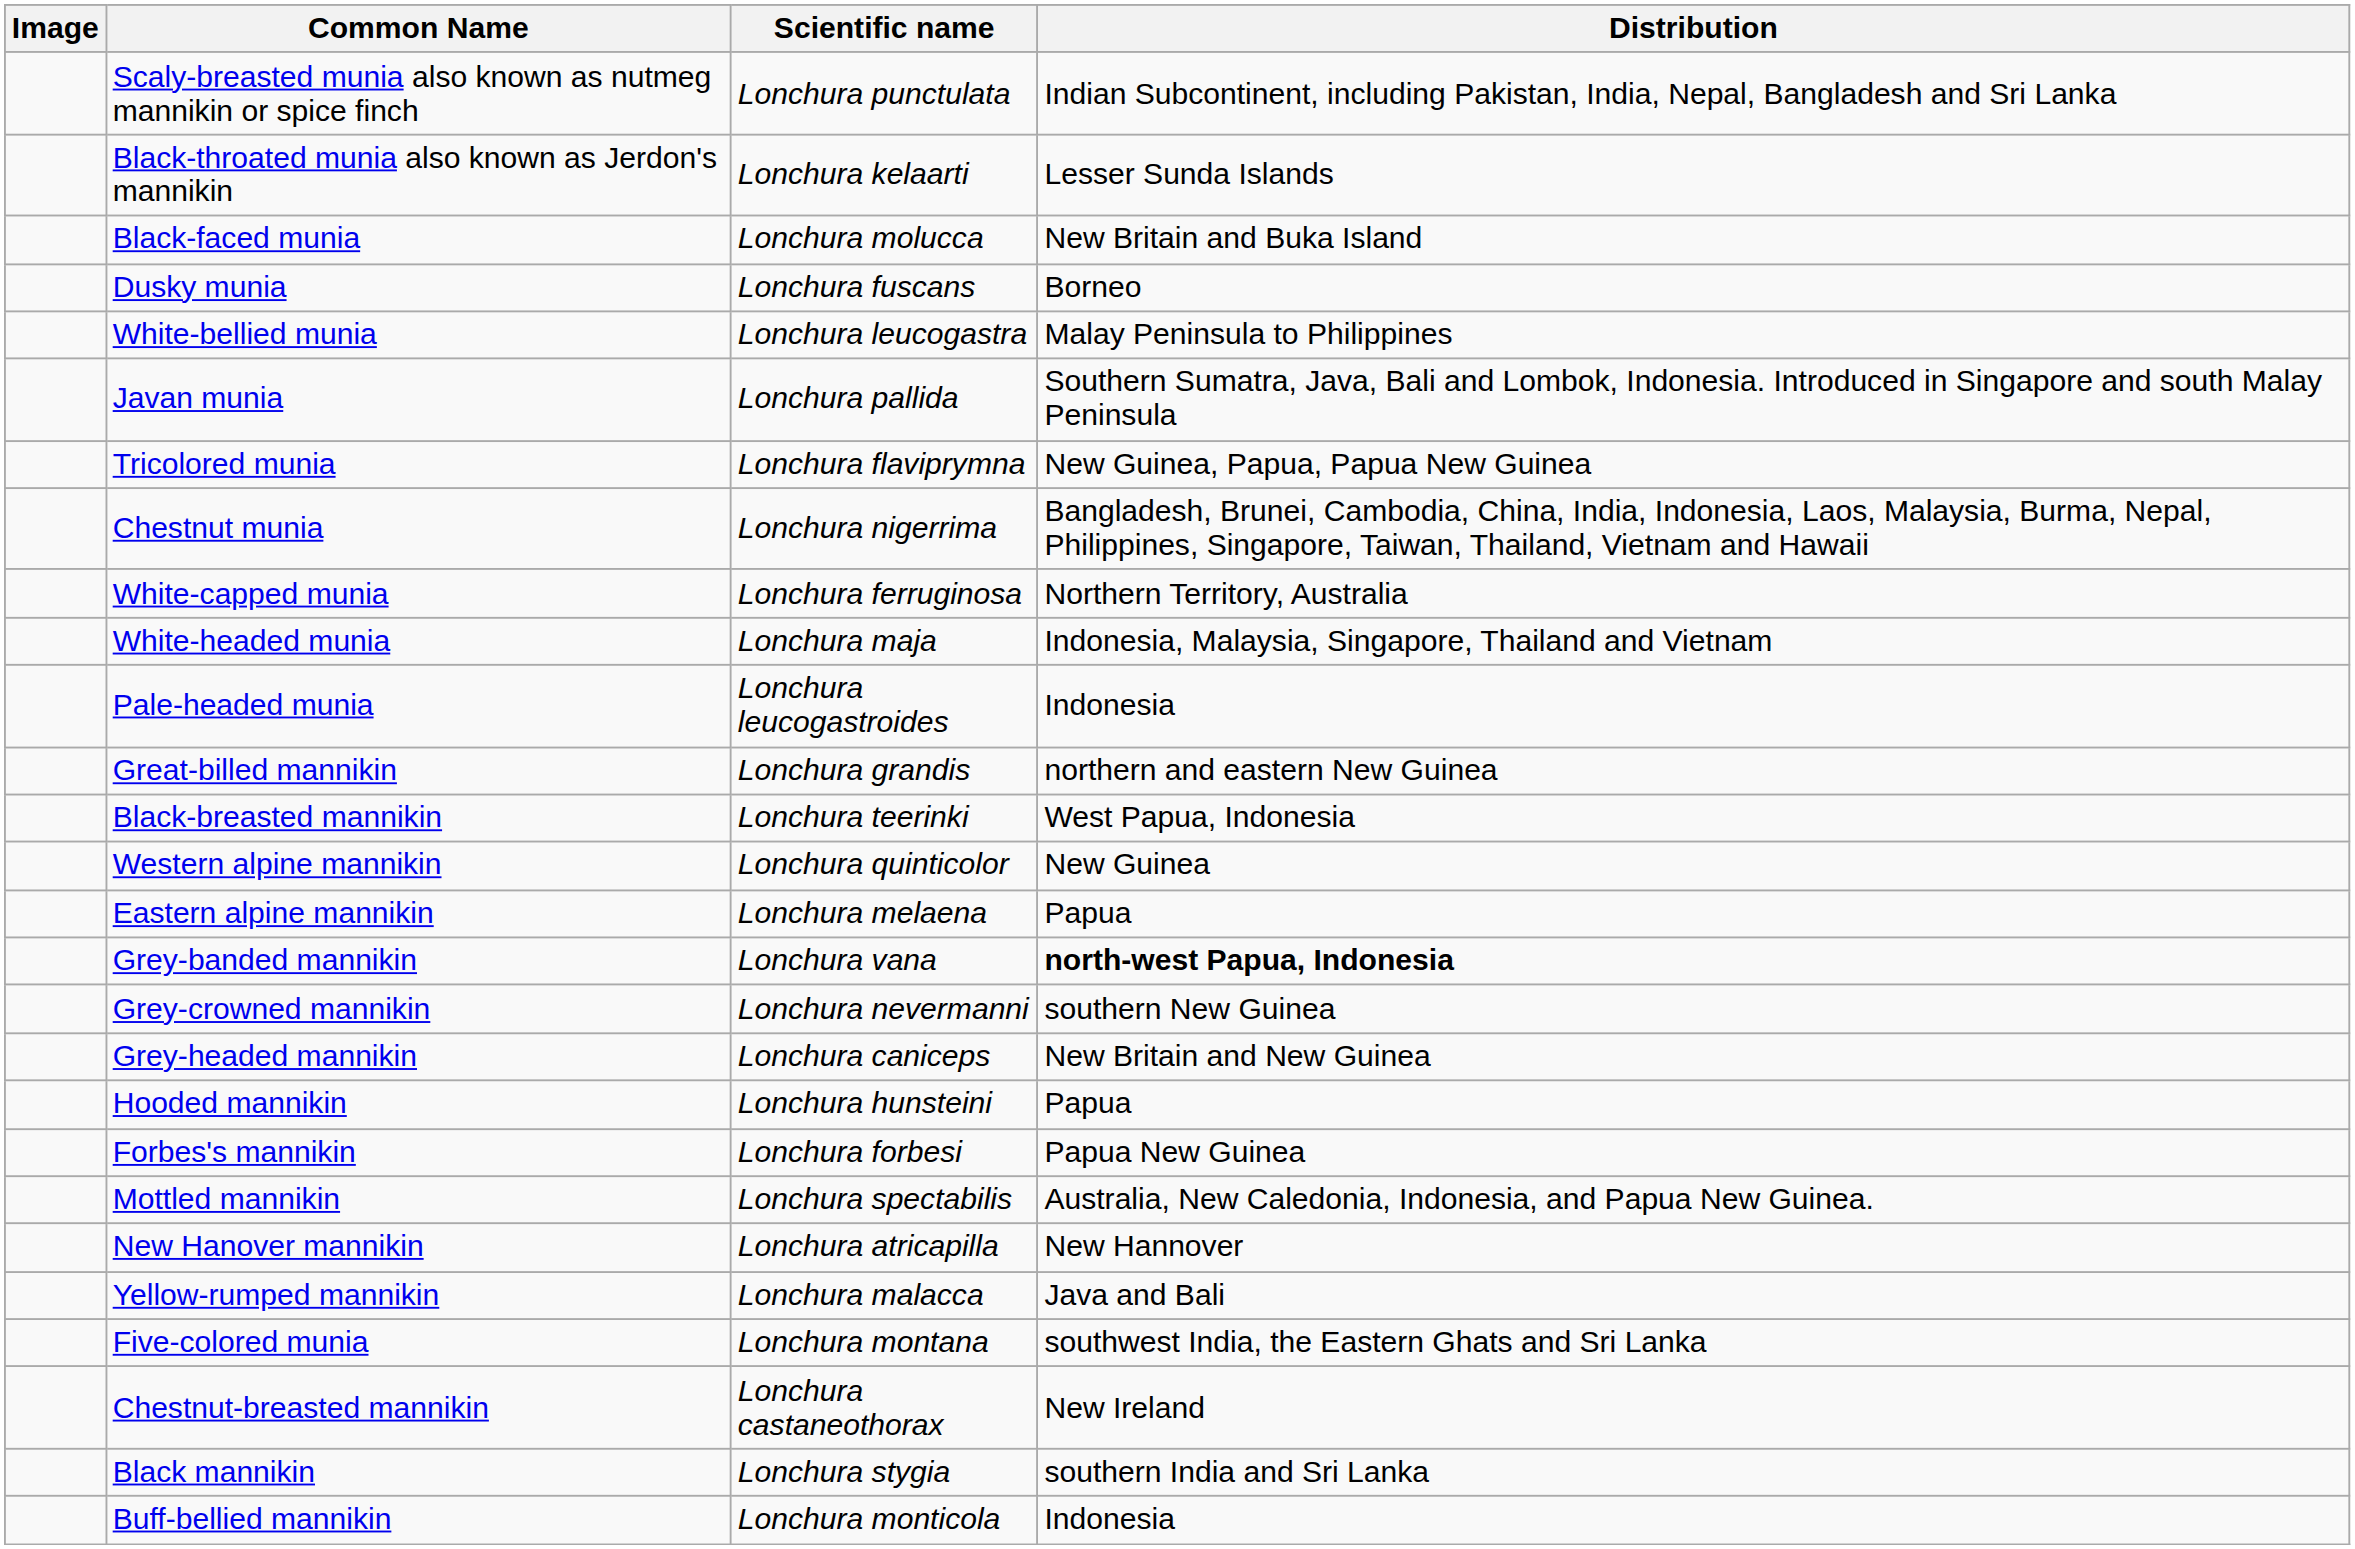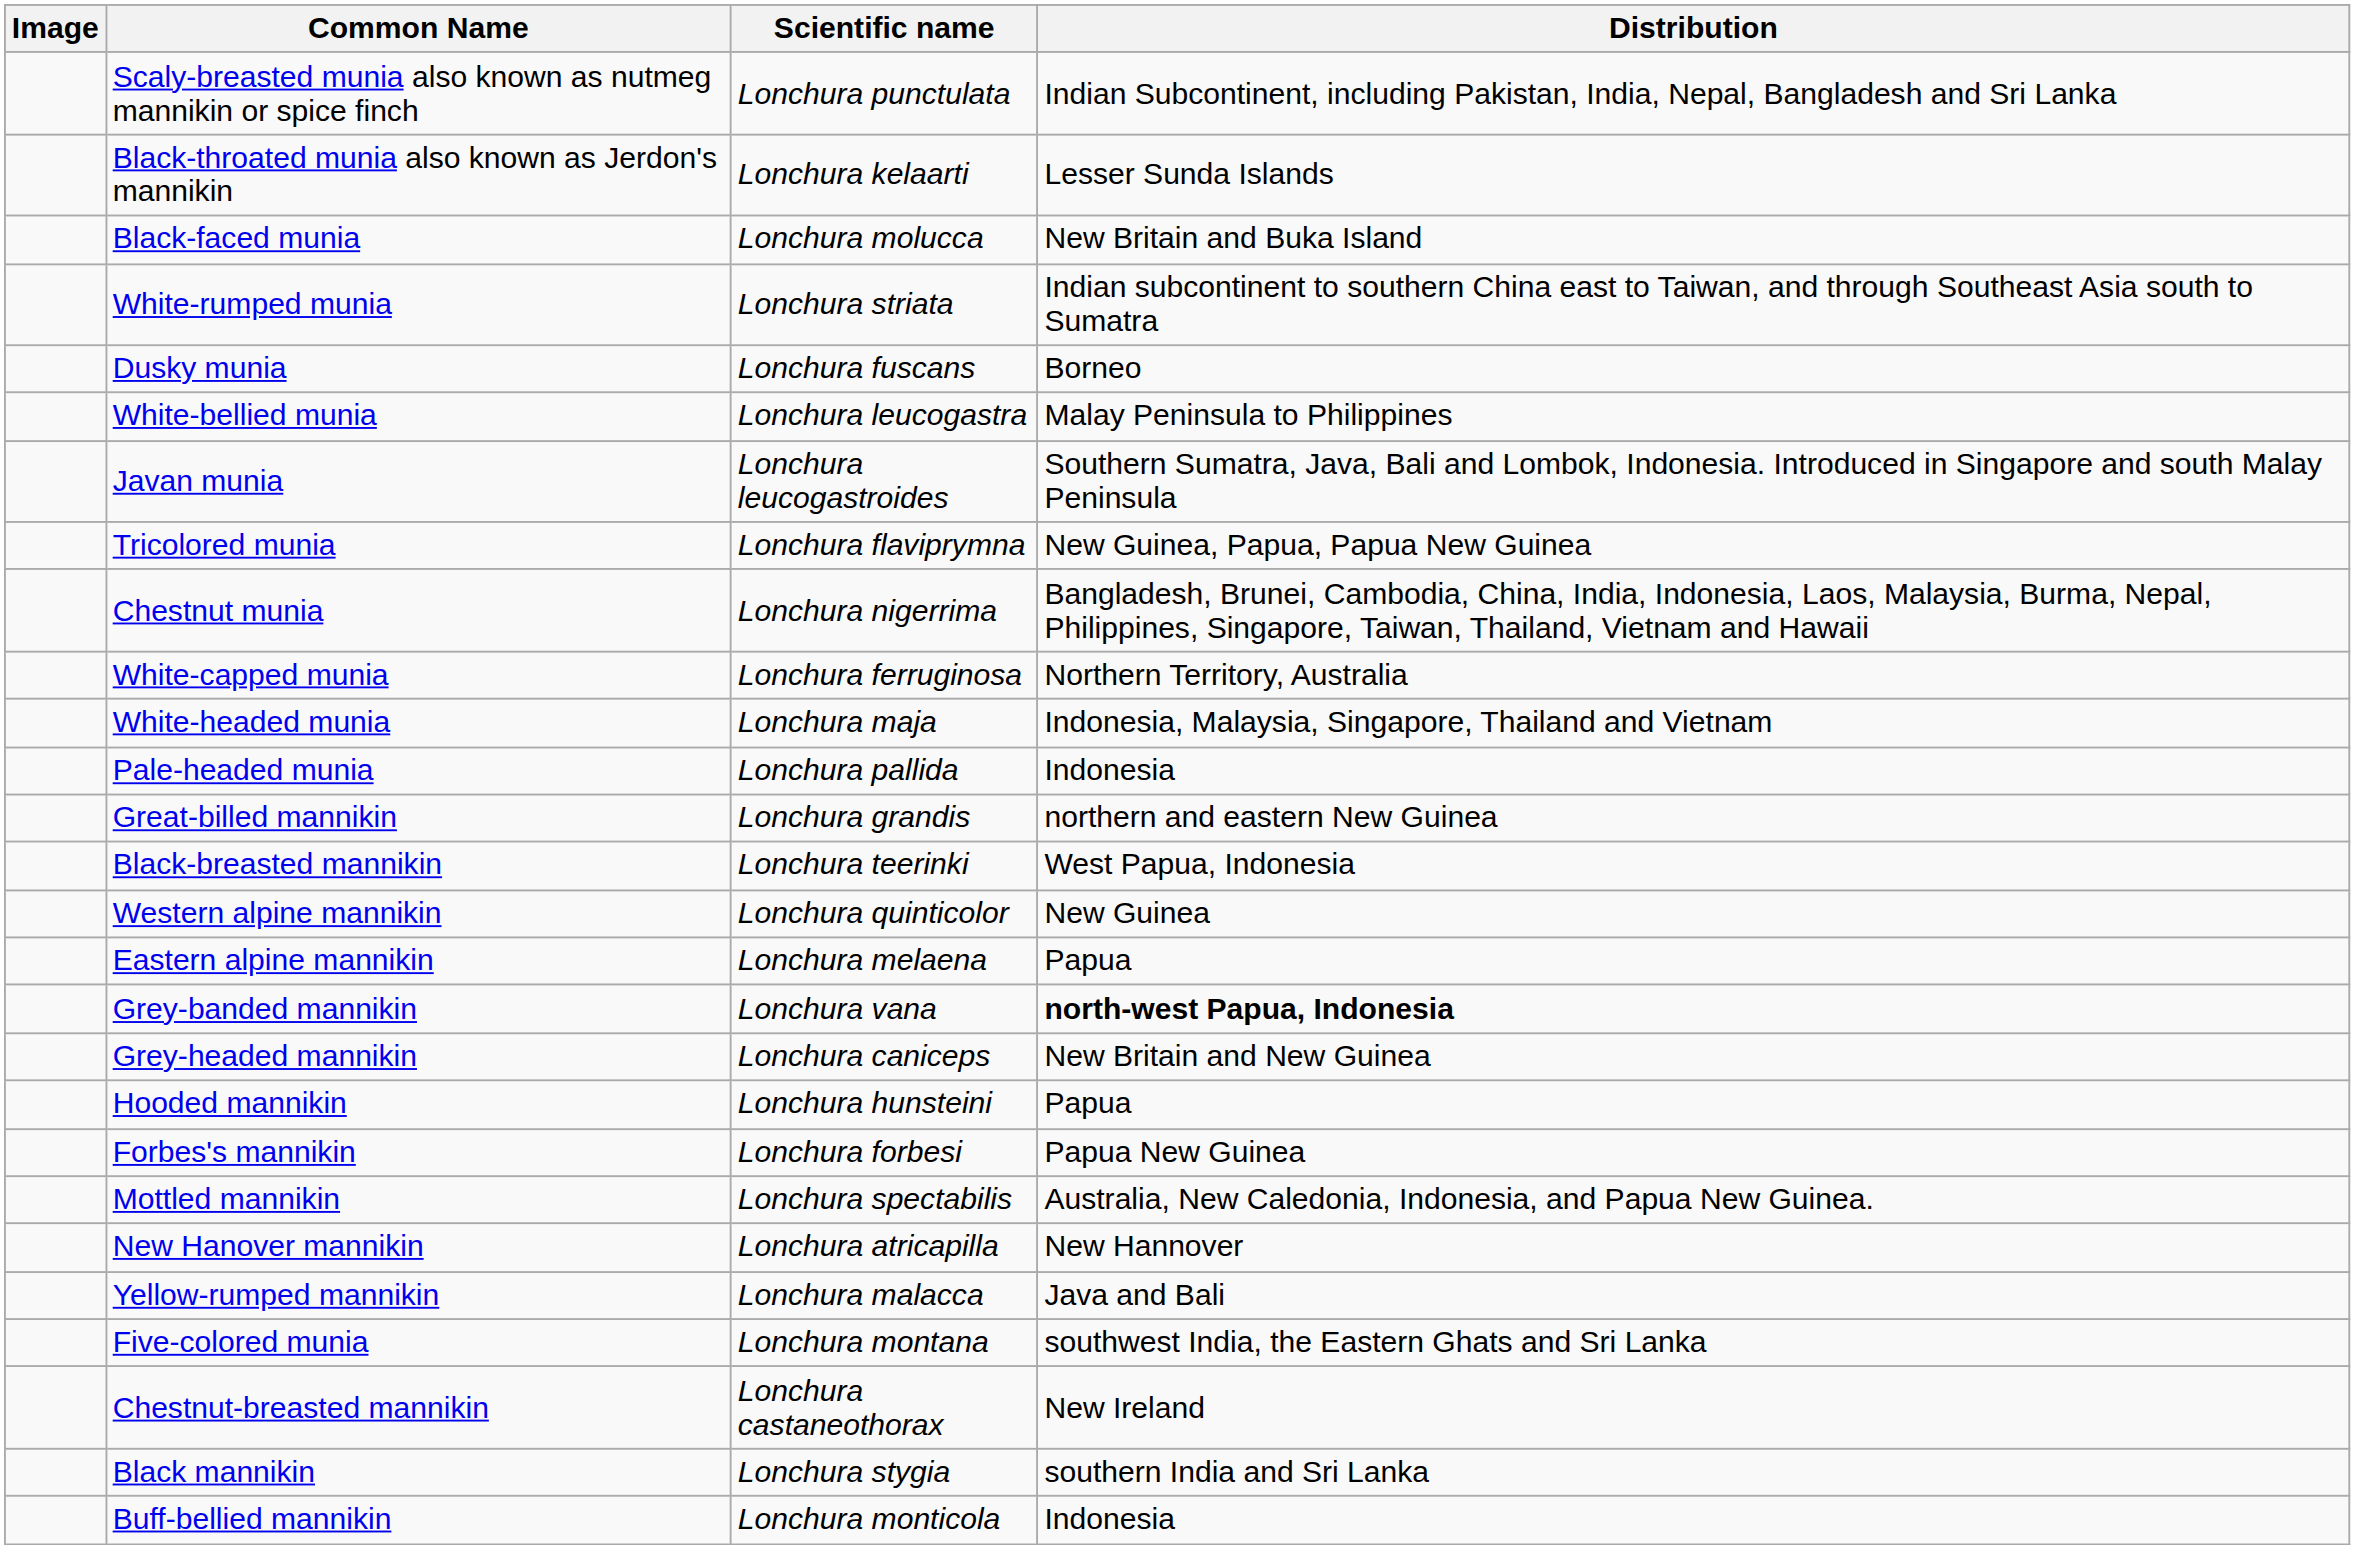+ row: (252, 303)
(848, 399) Lonchura pallida -> (843, 480) Lonchura leucogastroides
(843, 705) Lonchura leucogastroides -> (848, 770) Lonchura pallida
- row: (272, 1008)
